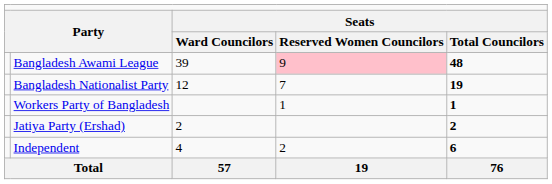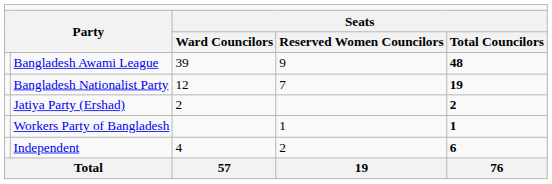(283, 63) pink background -> (283, 63) no background
rows swapped: (69, 126) <-> (91, 105)
